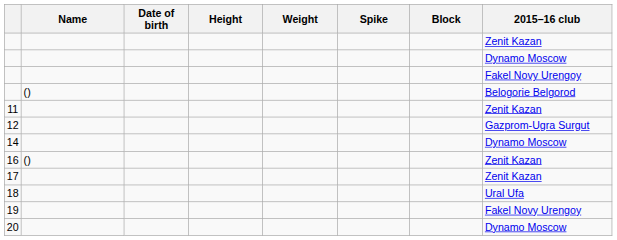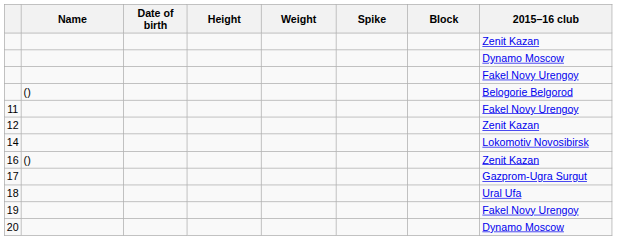(513, 109) Zenit Kazan -> (531, 109) Fakel Novy Urengoy
(537, 126) Gazprom-Ugra Surgut -> (511, 126) Zenit Kazan
(526, 143) Dynamo Moscow -> (536, 143) Lokomotiv Novosibirsk
(513, 176) Zenit Kazan -> (535, 176) Gazprom-Ugra Surgut
